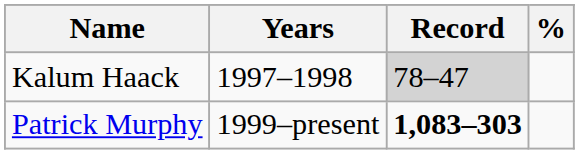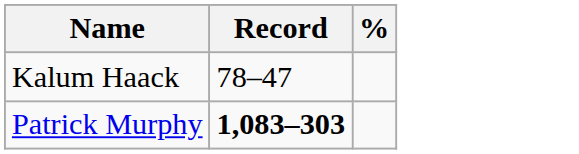- column: (298, 28)
(431, 76) lightgrey background -> (254, 76) no background
